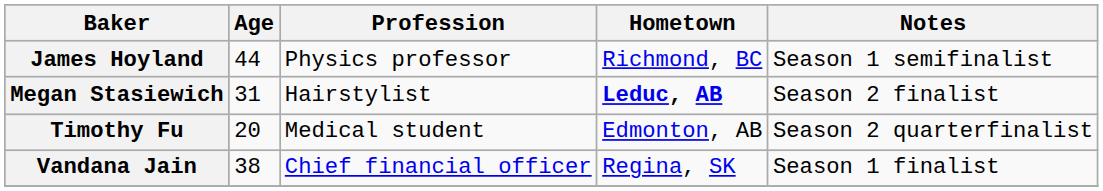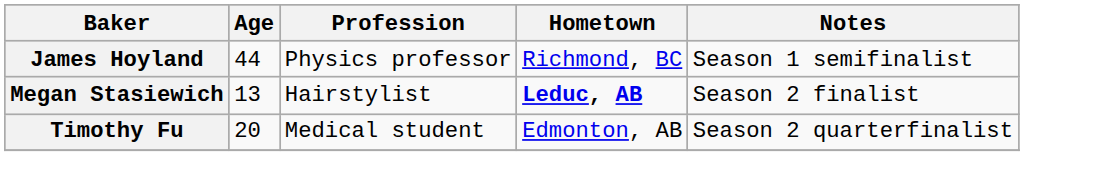(248, 95) 31 -> (248, 95) 13
- row: (117, 168)
